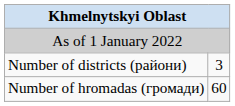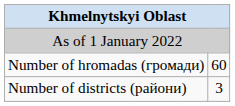rows swapped: (97, 64) <-> (106, 88)
